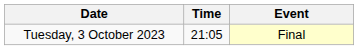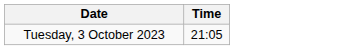- column: (292, 14)
